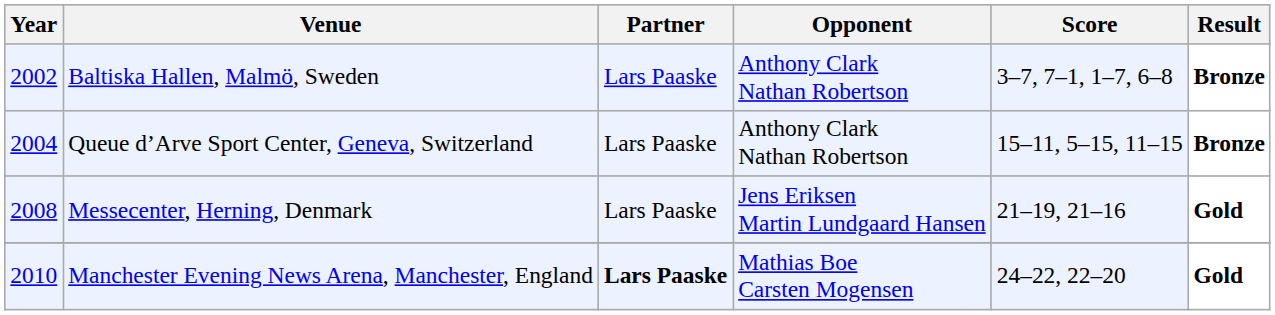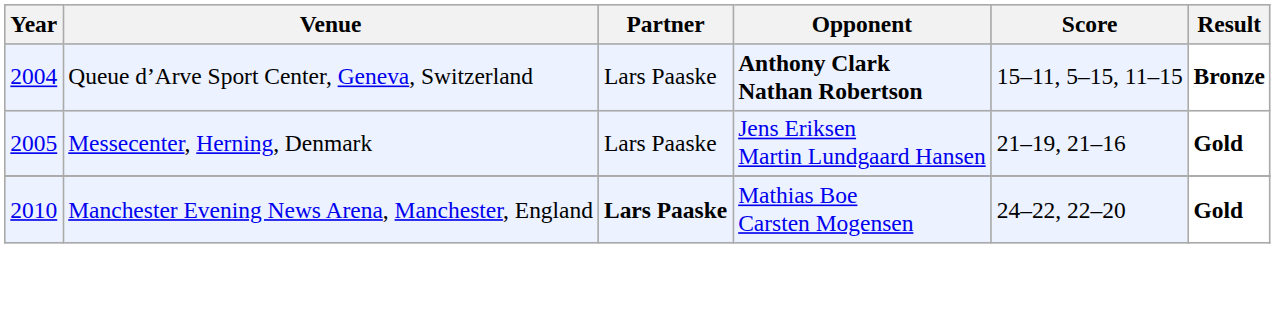- row: (224, 76)
(823, 143) normal -> (830, 76) bold
(34, 209) 2008 -> (34, 143) 2005
